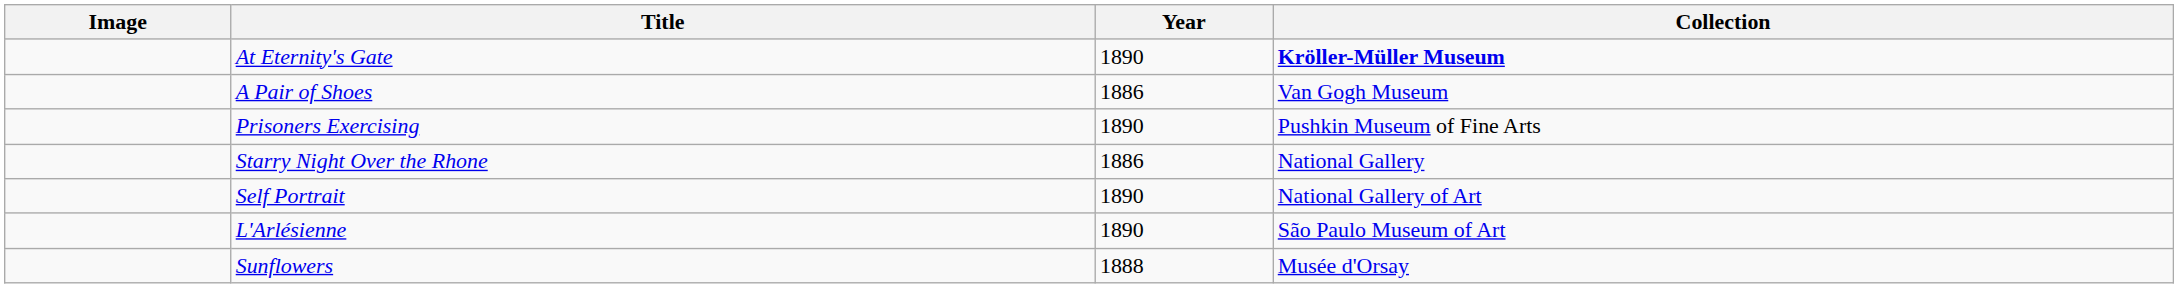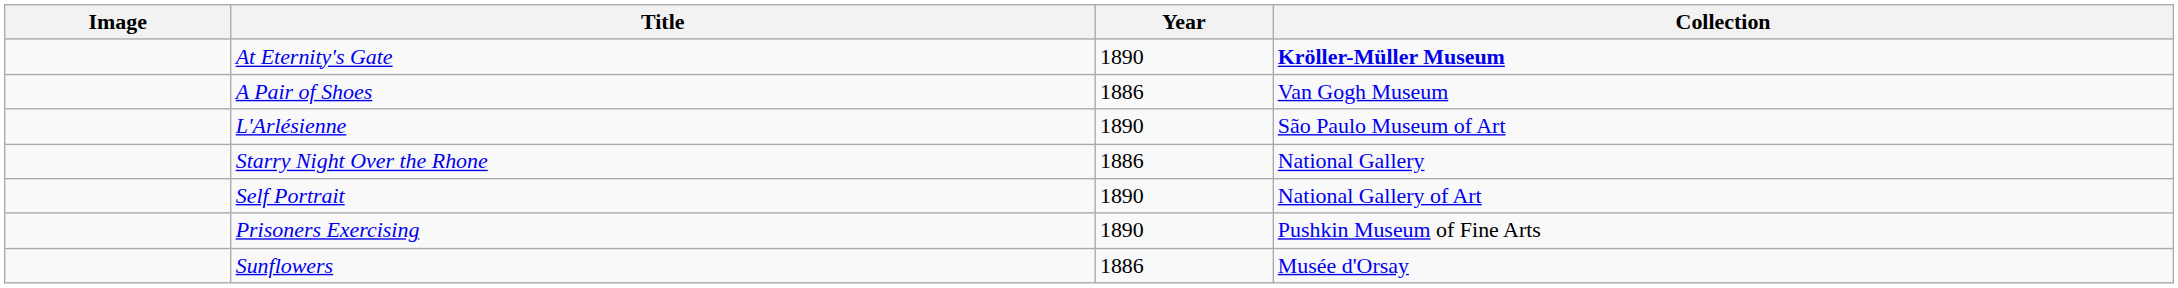rows swapped: (328, 126) <-> (291, 230)
(1122, 265) 1888 -> (1122, 265) 1886
